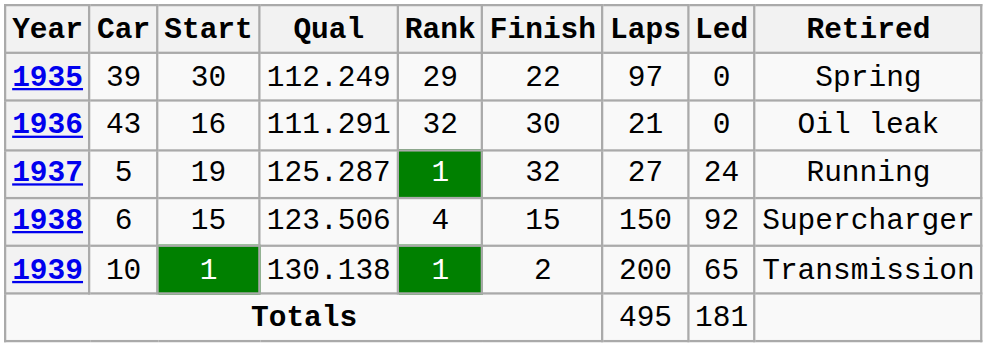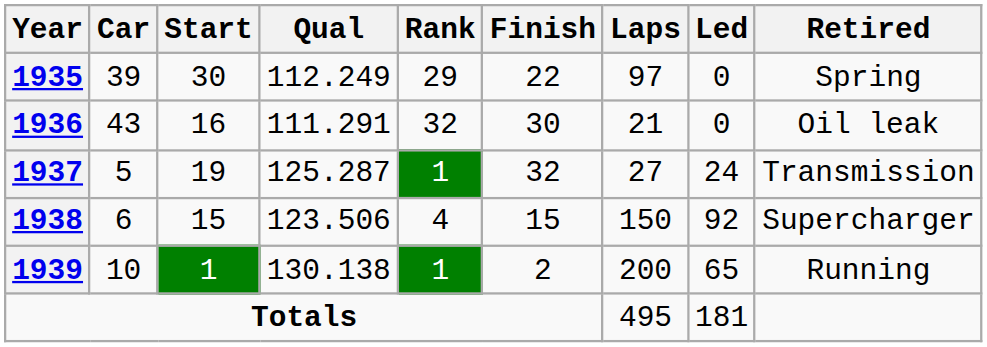(868, 173) Running -> (868, 173) Transmission
(868, 270) Transmission -> (868, 270) Running
